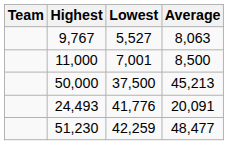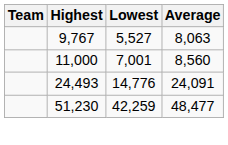(193, 60) 8,500 -> (193, 60) 8,560
- row: (77, 83)
(134, 106) 41,776 -> (134, 83) 14,776
(193, 106) 20,091 -> (193, 83) 24,091
